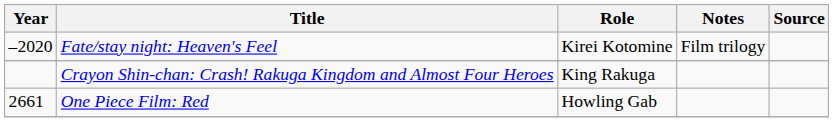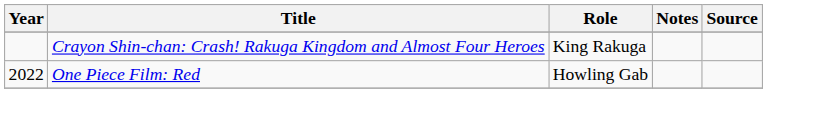- row: (169, 46)
(26, 102) 2661 -> (26, 74) 2022
